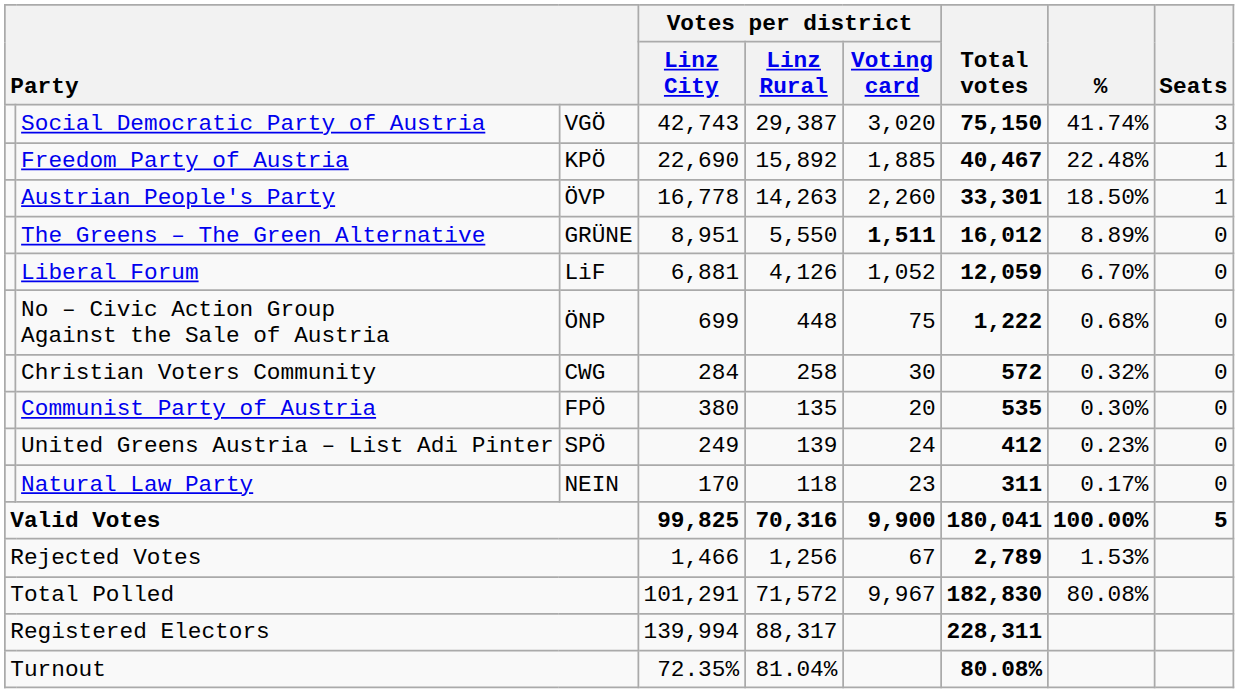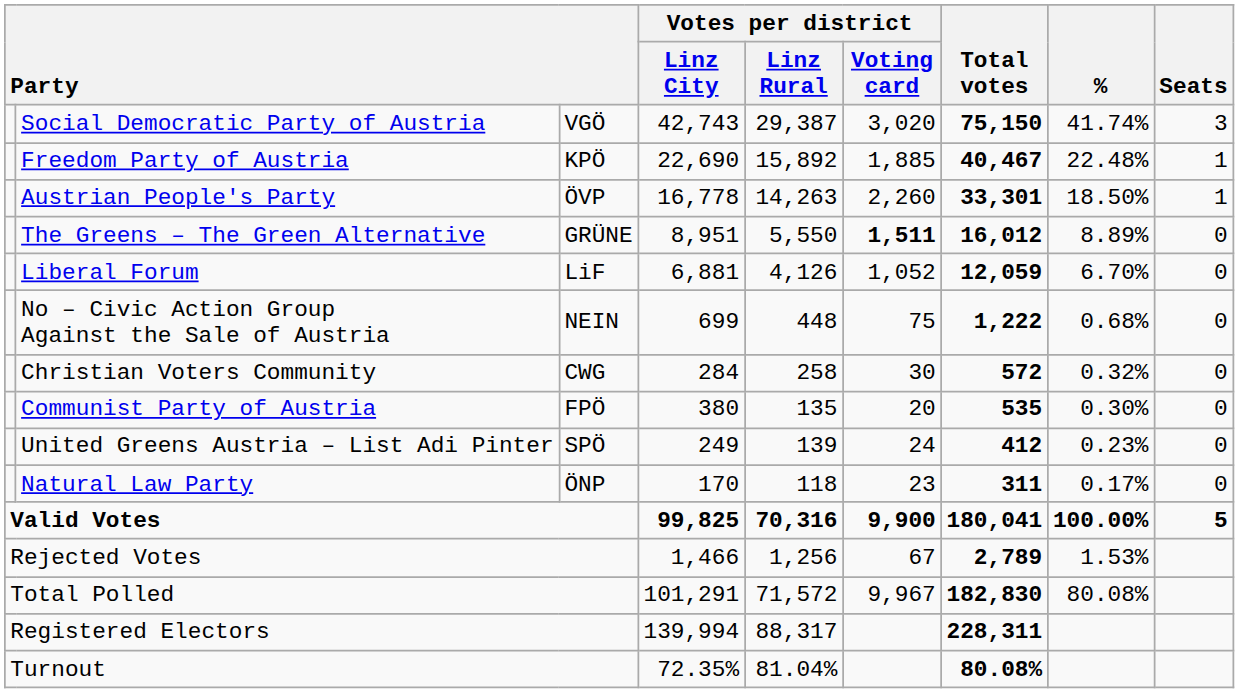(585, 322) ÖNP -> (592, 322) NEIN
(592, 484) NEIN -> (585, 484) ÖNP
